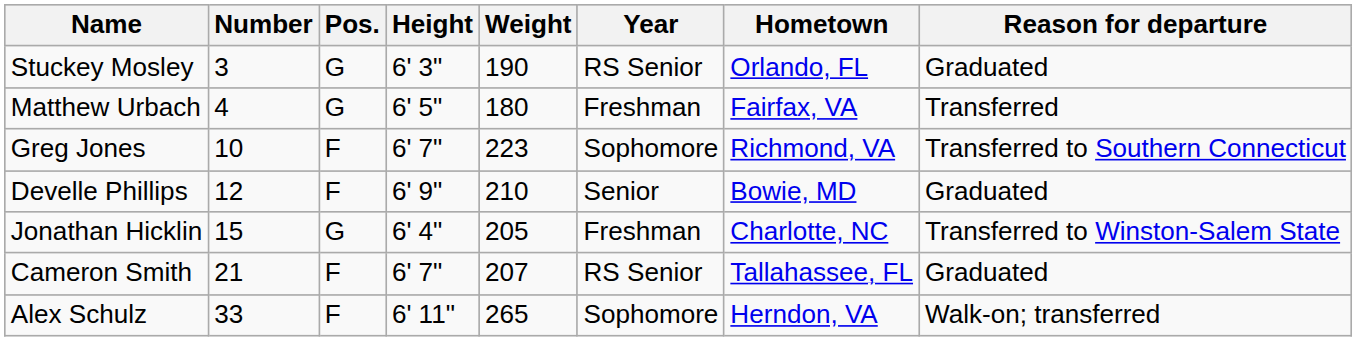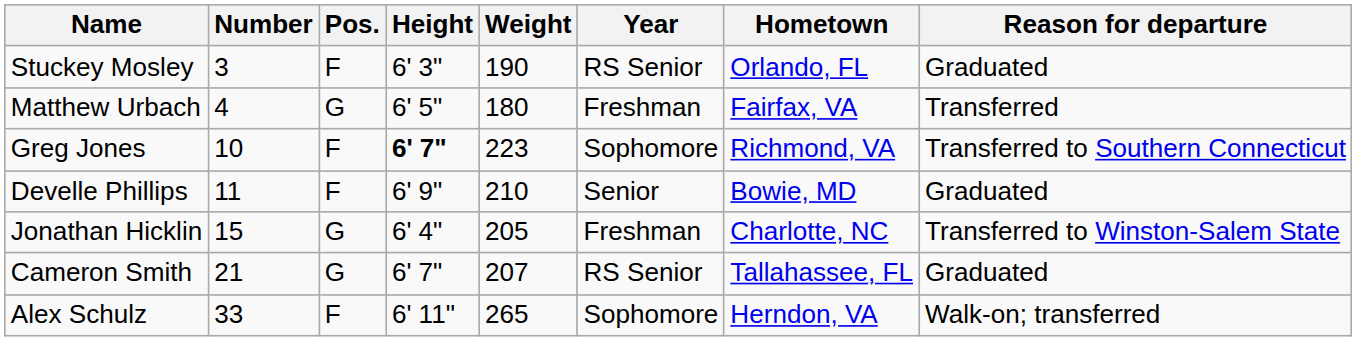(335, 66) G -> (333, 66) F
(417, 149) normal -> (419, 149) bold
(229, 190) 12 -> (228, 190) 11
(333, 273) F -> (335, 273) G
